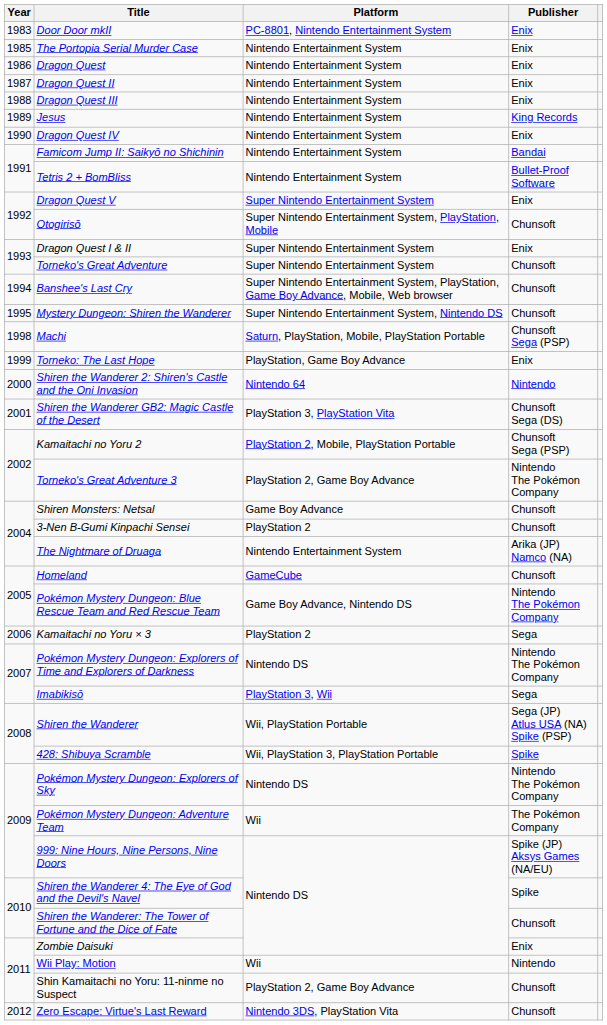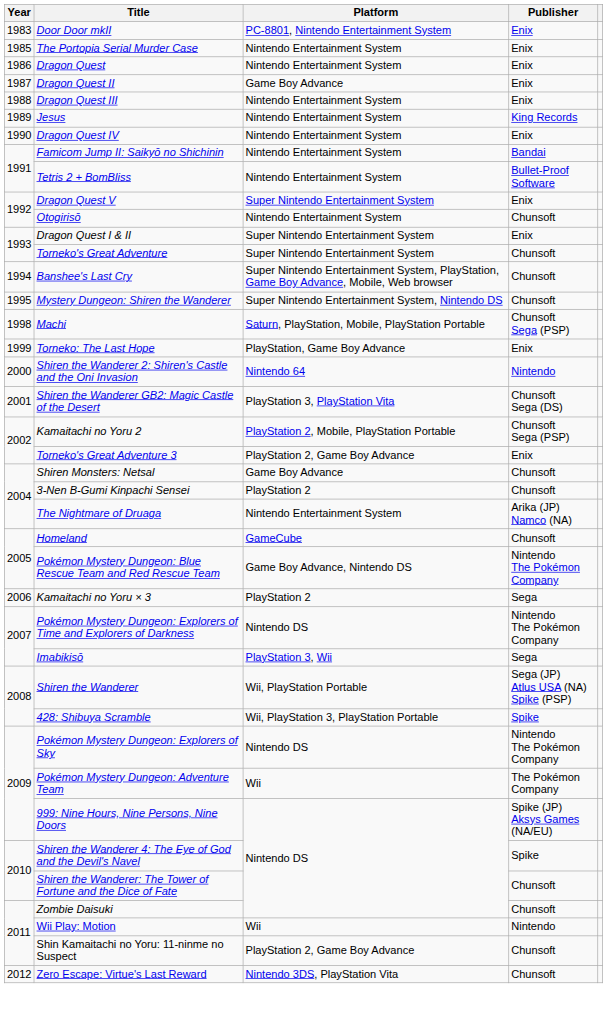(323, 83) Nintendo Entertainment System -> (294, 83) Game Boy Advance
(372, 224) Super Nintendo Entertainment System, PlayStation, Mobile -> (323, 218) Nintendo Entertainment System
(546, 480) Nintendo The Pokémon Company -> (522, 455) Enix
(522, 946) Enix -> (533, 909) Chunsoft
